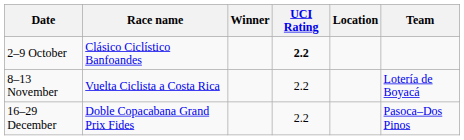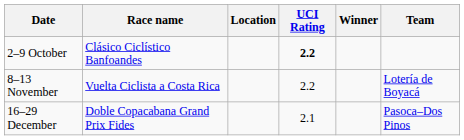columns swapped: (355, 20) <-> (250, 20)
(301, 118) 2.2 -> (307, 118) 2.1
